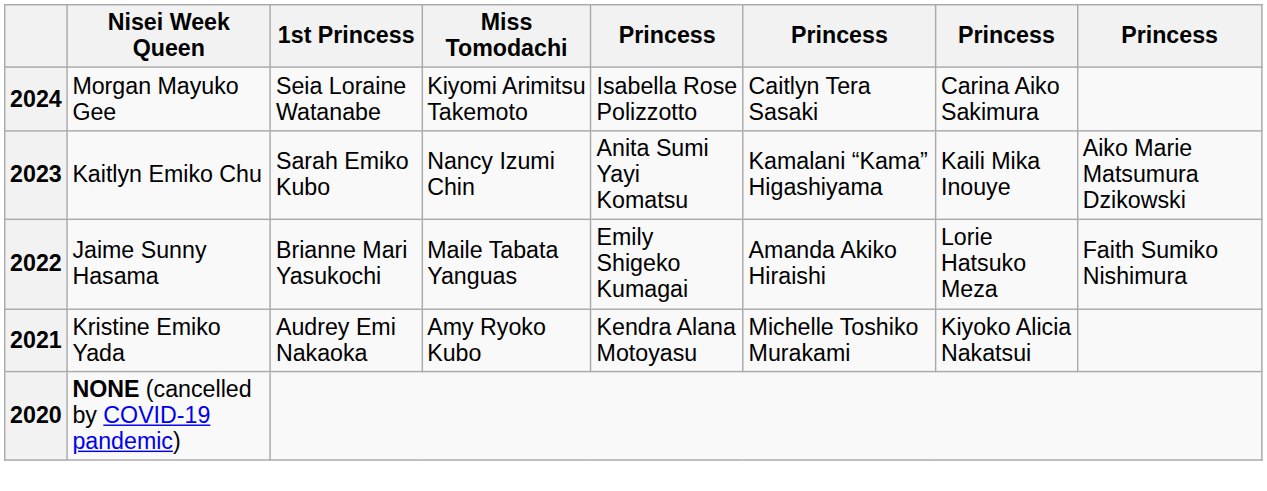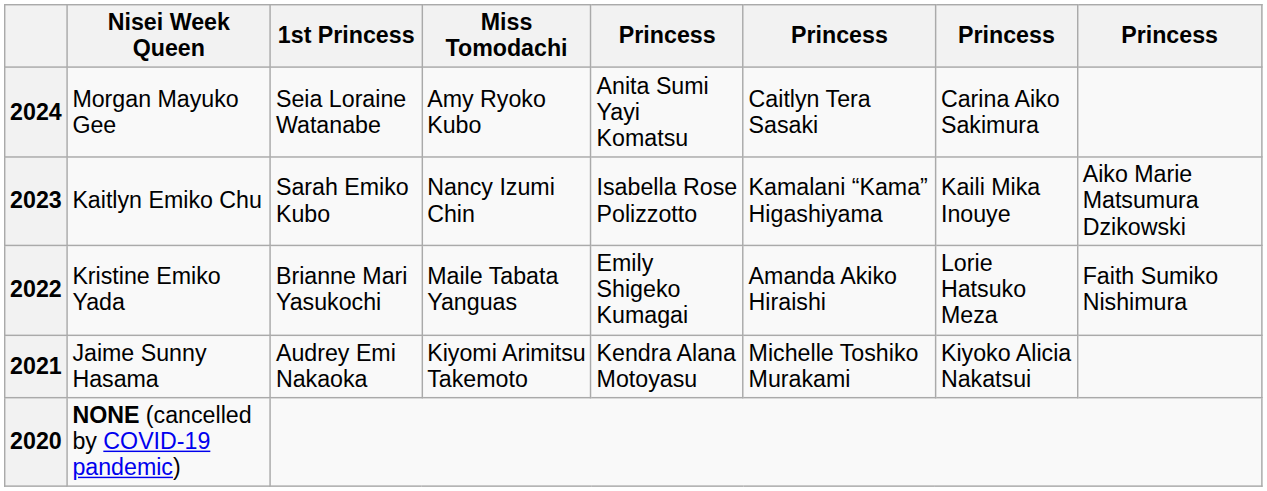(506, 98) Kiyomi Arimitsu Takemoto -> (486, 111) Amy Ryoko Kubo
(667, 98) Isabella Rose Polizzotto -> (653, 111) Anita Sumi Yayi Komatsu
(653, 174) Anita Sumi Yayi Komatsu -> (667, 200) Isabella Rose Polizzotto
(139, 263) Jaime Sunny Hasama -> (147, 289) Kristine Emiko Yada
(147, 339) Kristine Emiko Yada -> (139, 365) Jaime Sunny Hasama
(486, 339) Amy Ryoko Kubo -> (506, 365) Kiyomi Arimitsu Takemoto
